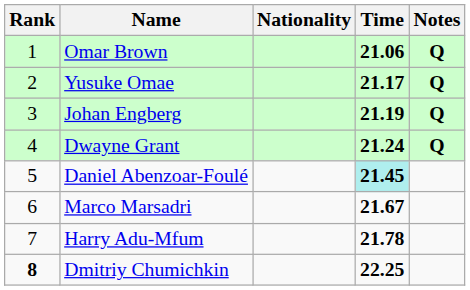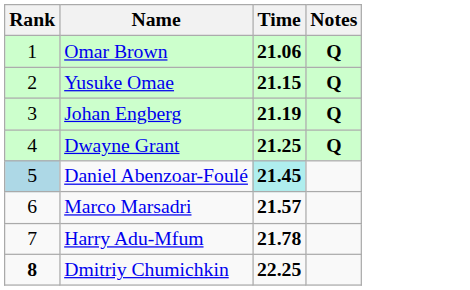- column: (304, 20)
(382, 82) 21.17 -> (279, 82) 21.15
(382, 144) 21.24 -> (279, 144) 21.25
(32, 176) no background -> (32, 176) lightblue background
(382, 207) 21.67 -> (279, 207) 21.57
